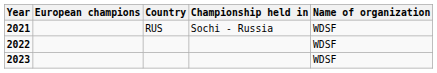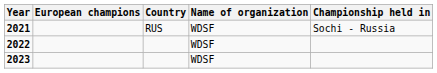columns swapped: (250, 12) <-> (372, 12)
